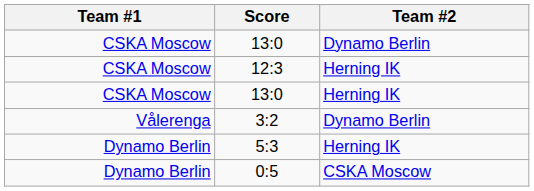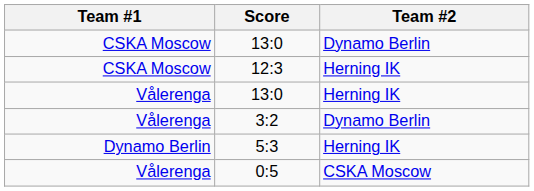(157, 95) CSKA Moscow -> (173, 95) Vålerenga
(157, 172) Dynamo Berlin -> (173, 172) Vålerenga
